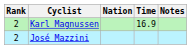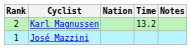(146, 24) 16.9 -> (146, 24) 13.2
(16, 38) 2 -> (16, 38) 1
